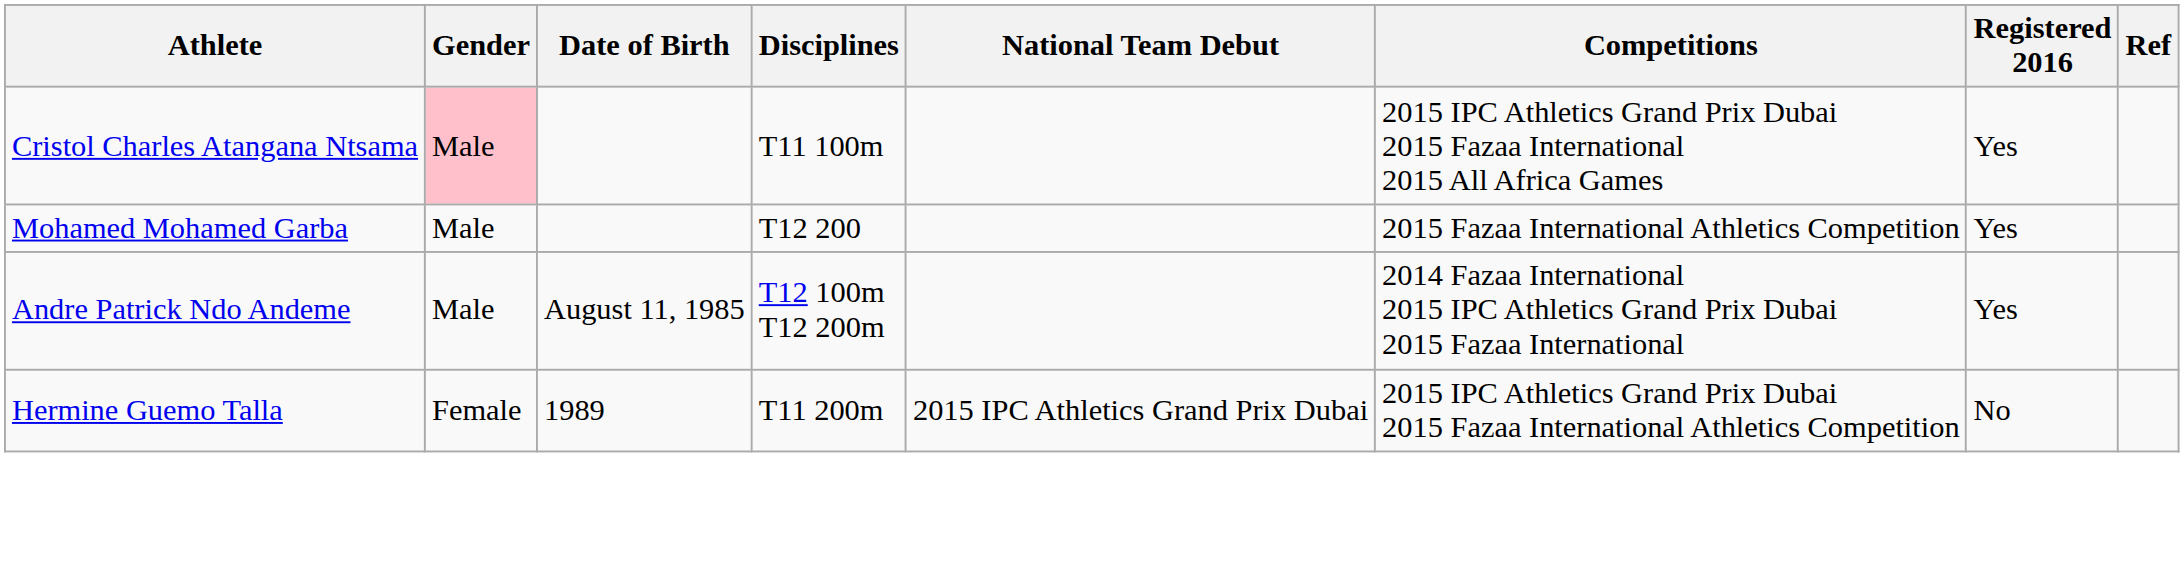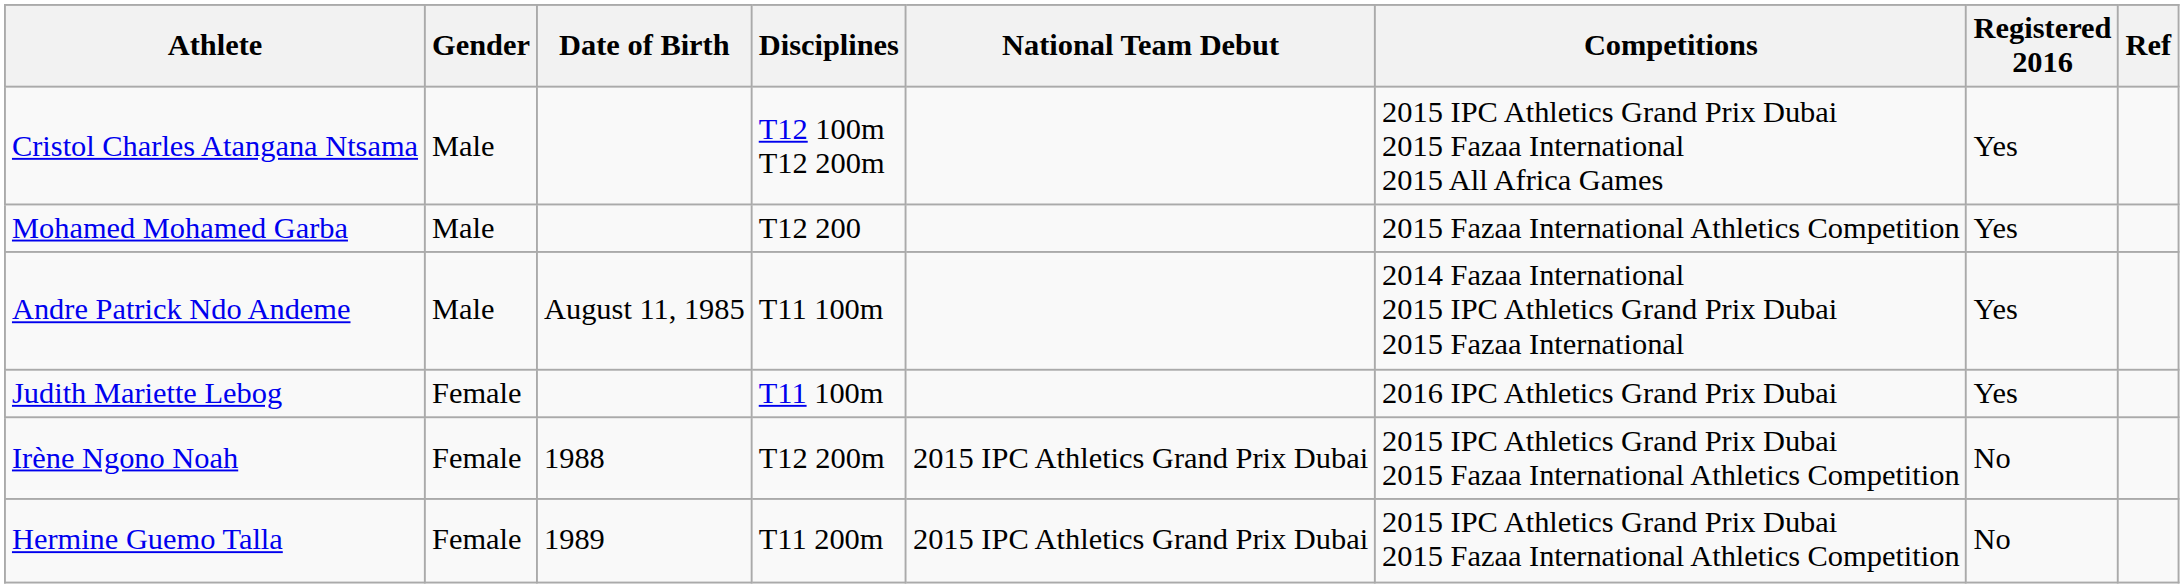(463, 145) pink background -> (463, 145) no background
(821, 145) T11 100m -> (822, 145) T12 100m T12 200m
(822, 310) T12 100m T12 200m -> (821, 310) T11 100m
+ row: (147, 392)
+ row: (125, 457)
